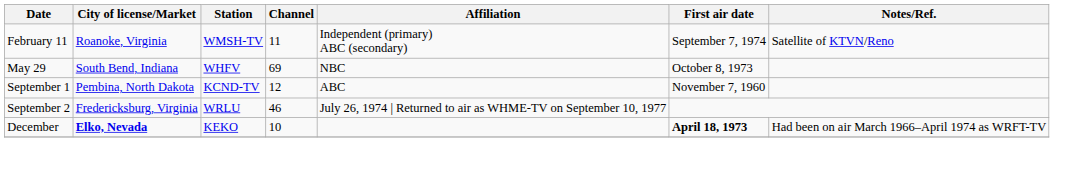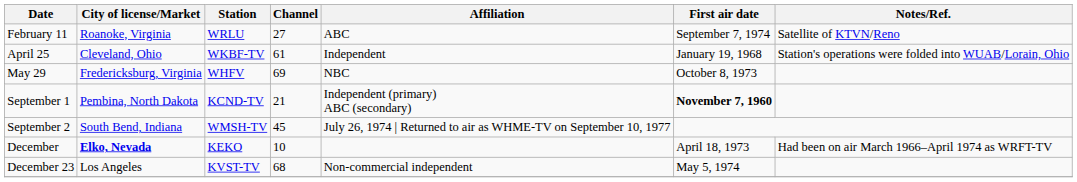(233, 41) WMSH-TV -> (226, 34) WRLU
(275, 41) 11 -> (279, 34) 27
(376, 41) Independent (primary) ABC (secondary) -> (337, 34) ABC
+ row: (28, 53)
(127, 68) South Bend, Indiana -> (141, 73) Fredericksburg, Virginia
(275, 87) 12 -> (279, 100) 21
(333, 87) ABC -> (380, 100) Independent (primary) ABC (secondary)
(719, 87) normal -> (724, 100) bold
(137, 107) Fredericksburg, Virginia -> (131, 127) South Bend, Indiana
(222, 107) WRLU -> (237, 127) WMSH-TV
(275, 107) 46 -> (279, 127) 45
(710, 127) bold -> (713, 147) normal
+ row: (41, 166)
